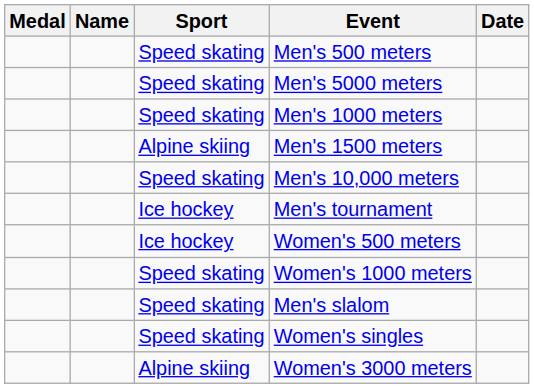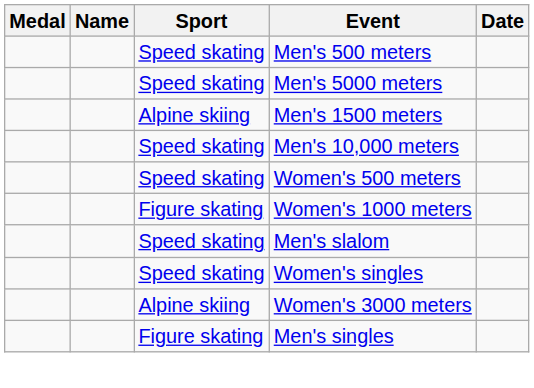- row: (358, 115)
- row: (353, 210)
(186, 241) Ice hockey -> (201, 178) Speed skating
(201, 273) Speed skating -> (201, 210) Figure skating
+ row: (334, 336)
